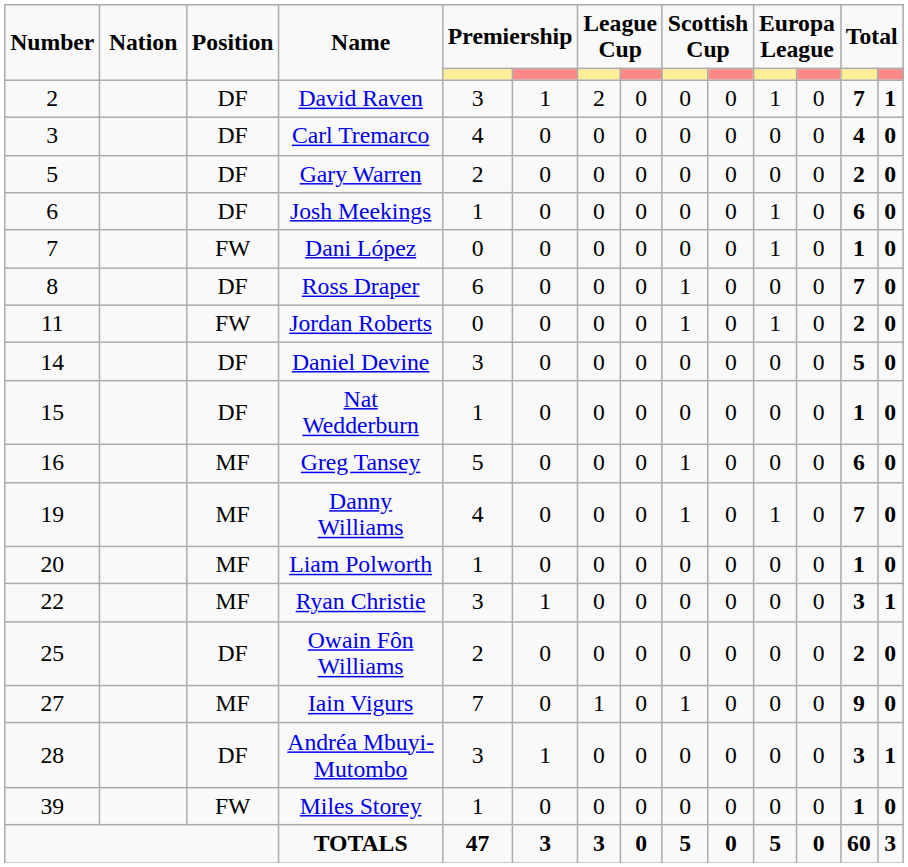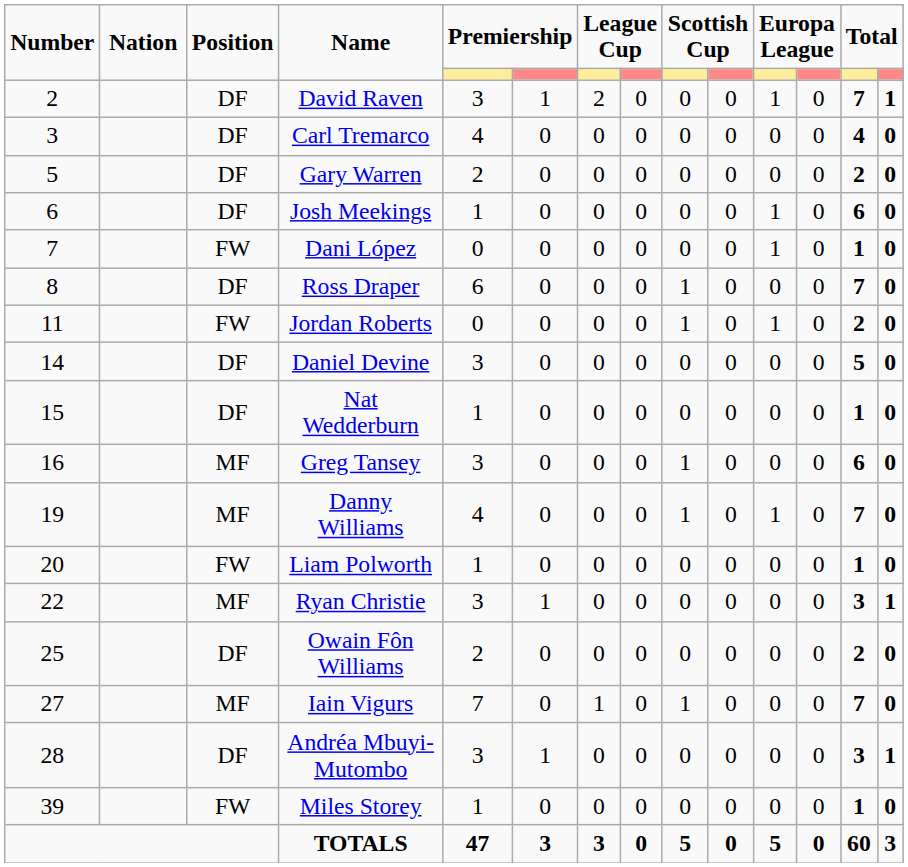(478, 463) 5 -> (478, 463) 3
(233, 564) MF -> (233, 564) FW
(859, 704) 9 -> (859, 704) 7
